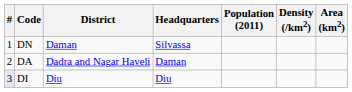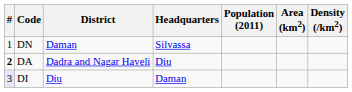columns swapped: (332, 20) <-> (296, 20)
(9, 61) normal -> (9, 61) bold
(171, 61) Daman -> (163, 61) Diu
(163, 78) Diu -> (171, 78) Daman
